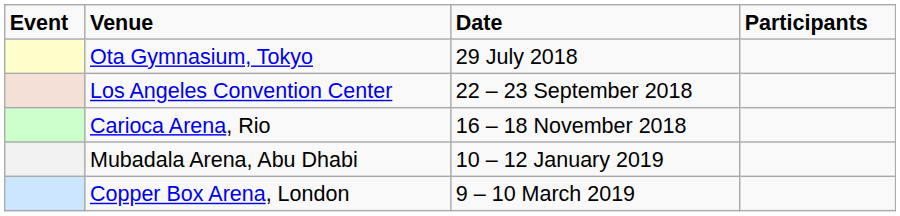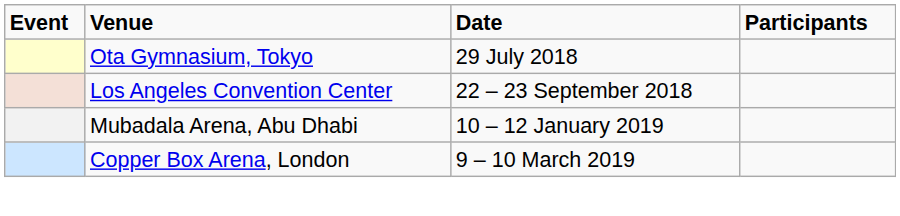- row: (180, 125)
